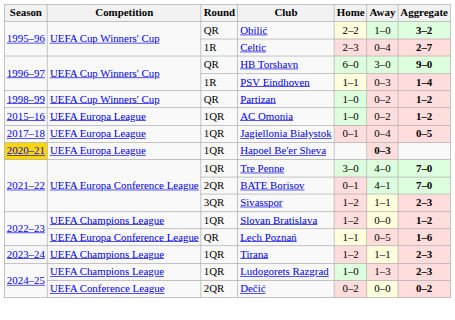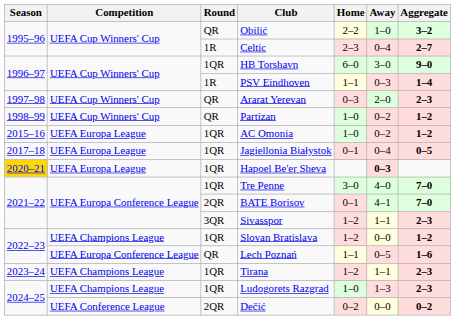(211, 64) QR -> (214, 64) 1QR
+ row: (273, 99)
